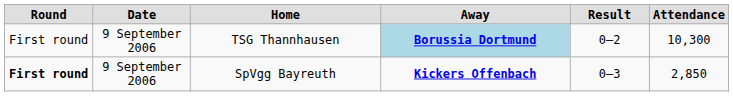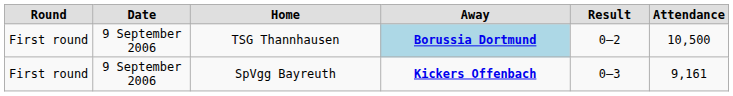(689, 41) 10,300 -> (689, 41) 10,500
(49, 74) bold -> (49, 74) normal
(689, 74) 2,850 -> (689, 74) 9,161
